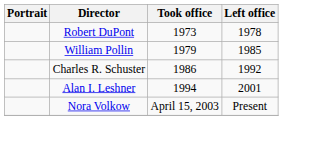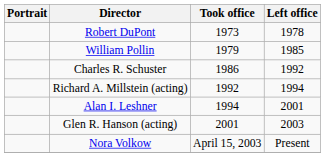+ row: (120, 87)
+ row: (120, 124)
